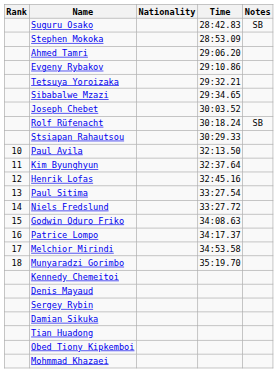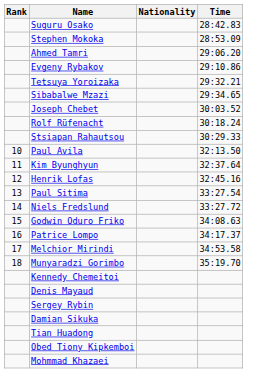- column: (258, 11)
